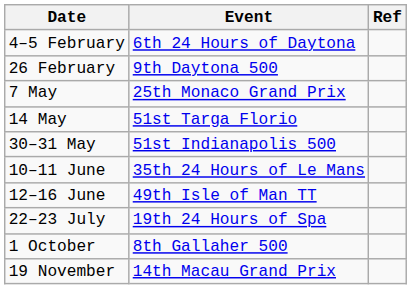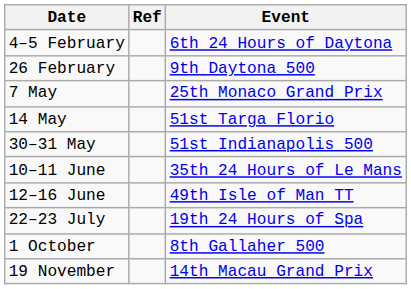columns swapped: (249, 17) <-> (387, 17)
